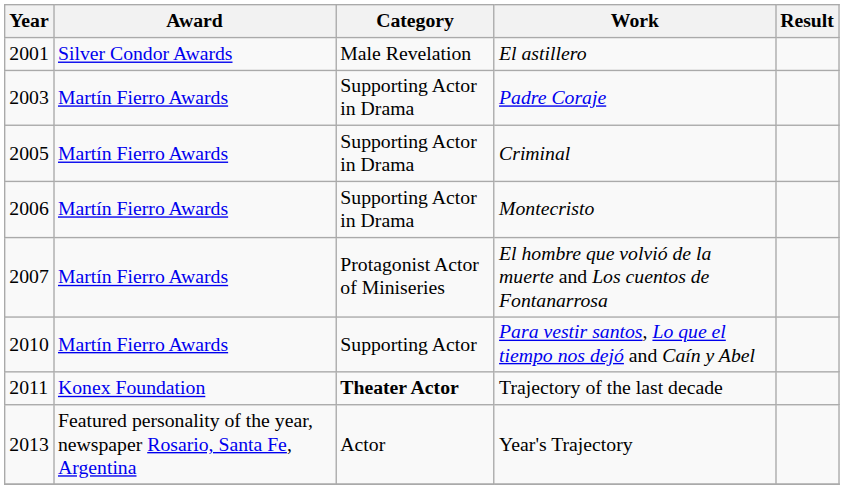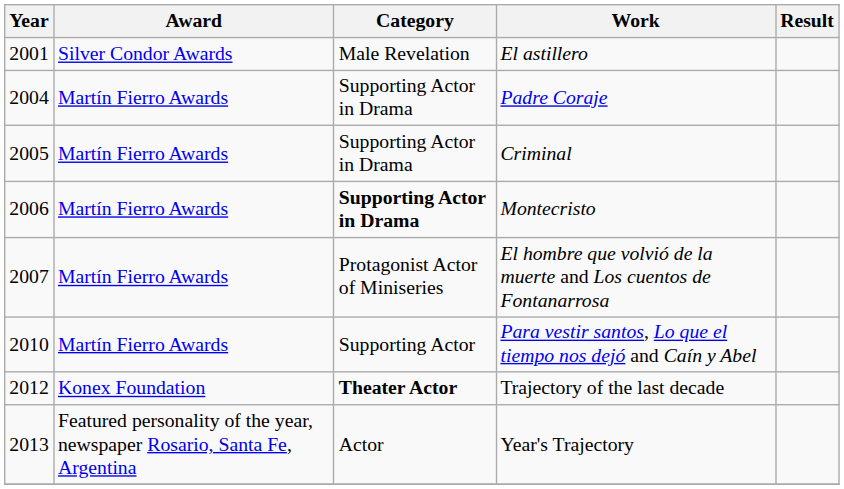(29, 97) 2003 -> (29, 97) 2004
(409, 209) normal -> (412, 209) bold
(29, 388) 2011 -> (29, 388) 2012
